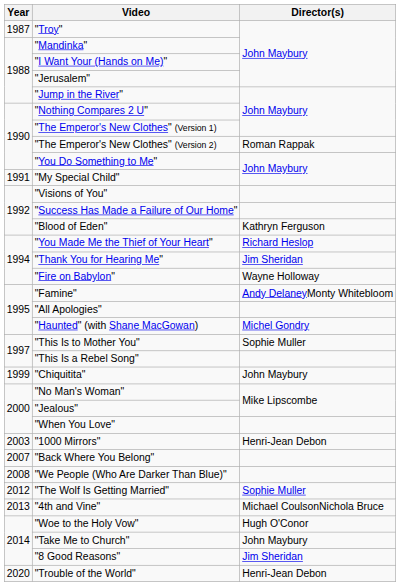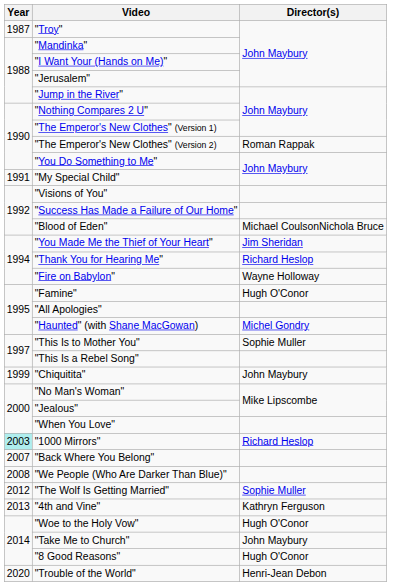(284, 227) Kathryn Ferguson -> (313, 227) Michael CoulsonNichola Bruce
(278, 243) Richard Heslop -> (273, 243) Jim Sheridan
(273, 260) Jim Sheridan -> (278, 260) Richard Heslop
(318, 293) Andy DelaneyMonty Whitebloom -> (275, 293) Hugh O'Conor
(18, 441) no background -> (18, 441) paleturquoise background
(284, 441) Henri-Jean Debon -> (278, 441) Richard Heslop
(313, 507) Michael CoulsonNichola Bruce -> (284, 507) Kathryn Ferguson
(273, 557) Jim Sheridan -> (275, 557) Hugh O'Conor
